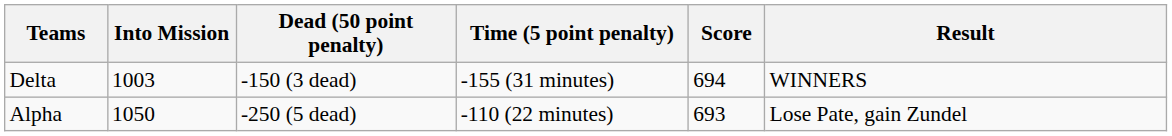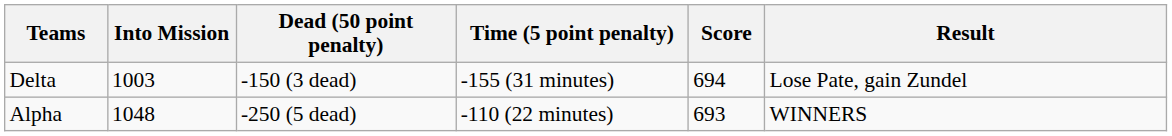(818, 79) WINNERS -> (868, 79) Lose Pate, gain Zundel
(134, 113) 1050 -> (134, 113) 1048
(868, 113) Lose Pate, gain Zundel -> (818, 113) WINNERS
